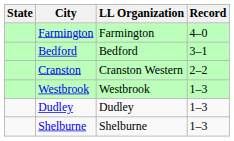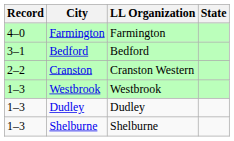columns swapped: (20, 13) <-> (208, 13)
